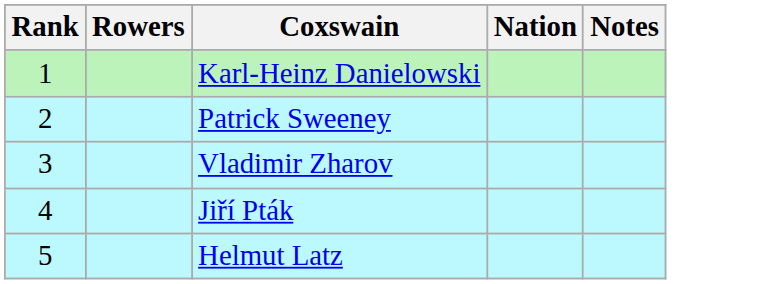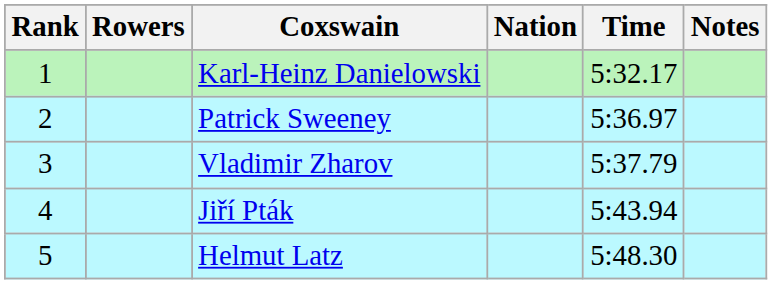+ column: (634, 27)
